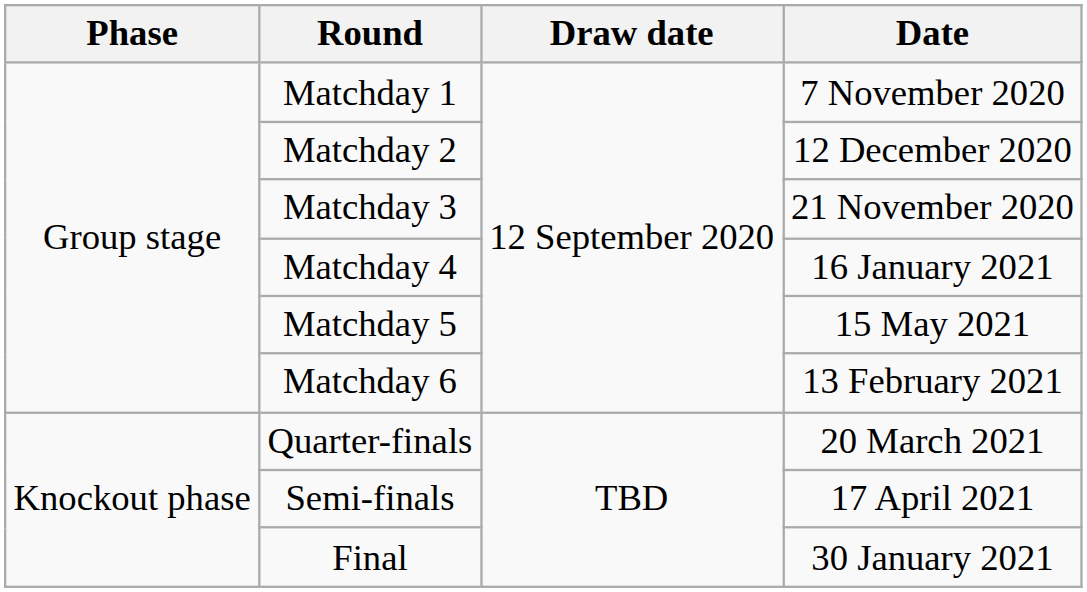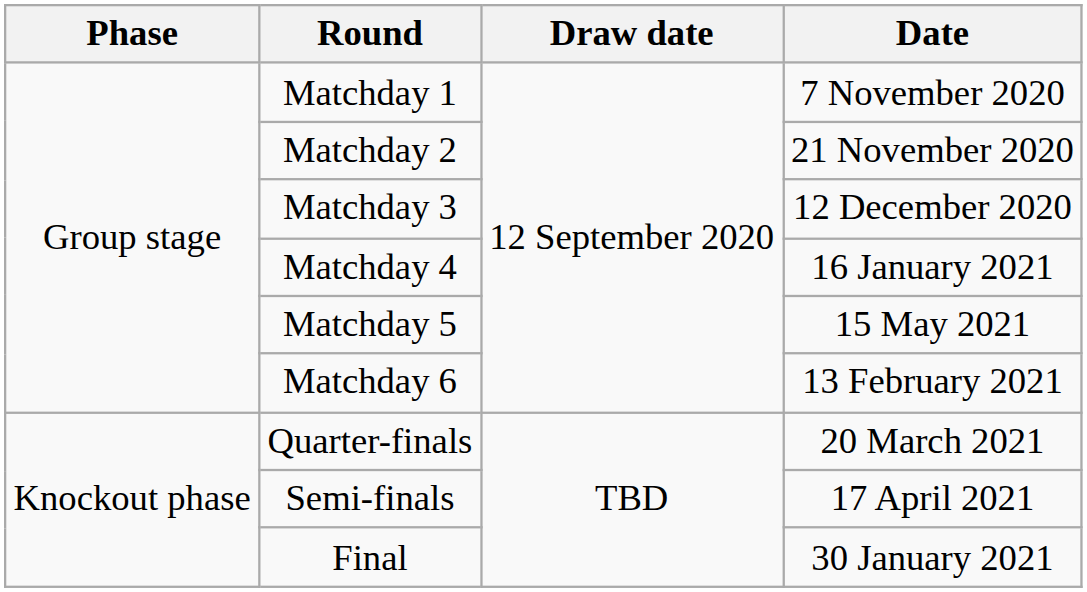(932, 149) 12 December 2020 -> (932, 149) 21 November 2020
(932, 207) 21 November 2020 -> (932, 207) 12 December 2020
